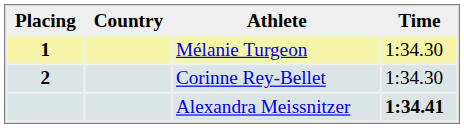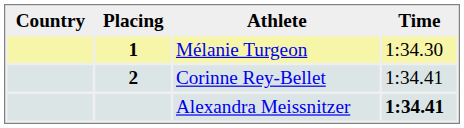columns swapped: (45, 20) <-> (128, 20)
(414, 78) 1:34.30 -> (414, 78) 1:34.41
